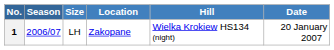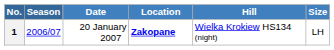columns swapped: (297, 12) <-> (75, 12)
(110, 32) normal -> (153, 32) bold
